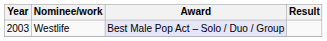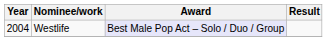(18, 28) 2003 -> (18, 28) 2004
